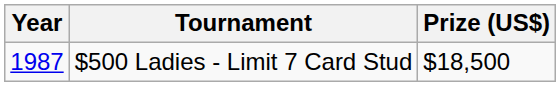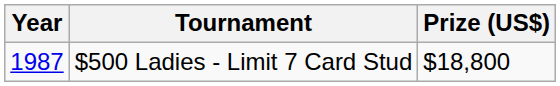(467, 61) $18,500 -> (467, 61) $18,800
